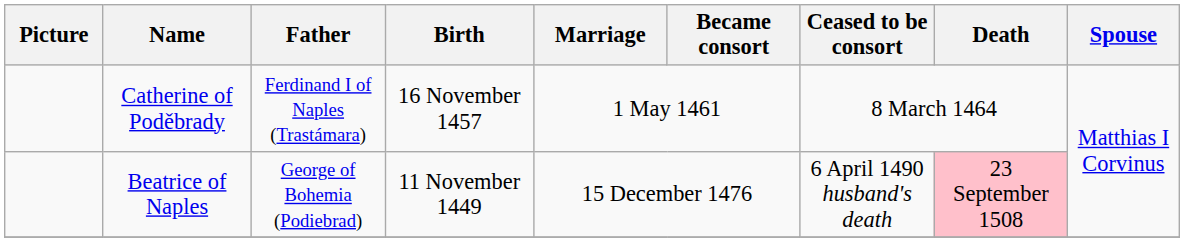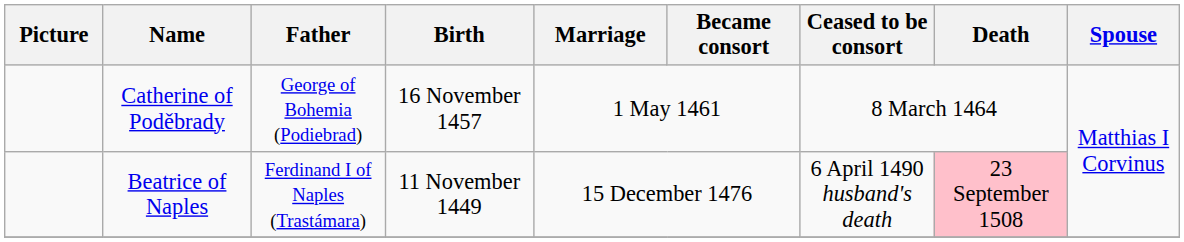(318, 109) Ferdinand I of Naples (Trastámara) -> (318, 109) George of Bohemia (Podiebrad)
(318, 195) George of Bohemia (Podiebrad) -> (318, 195) Ferdinand I of Naples (Trastámara)
